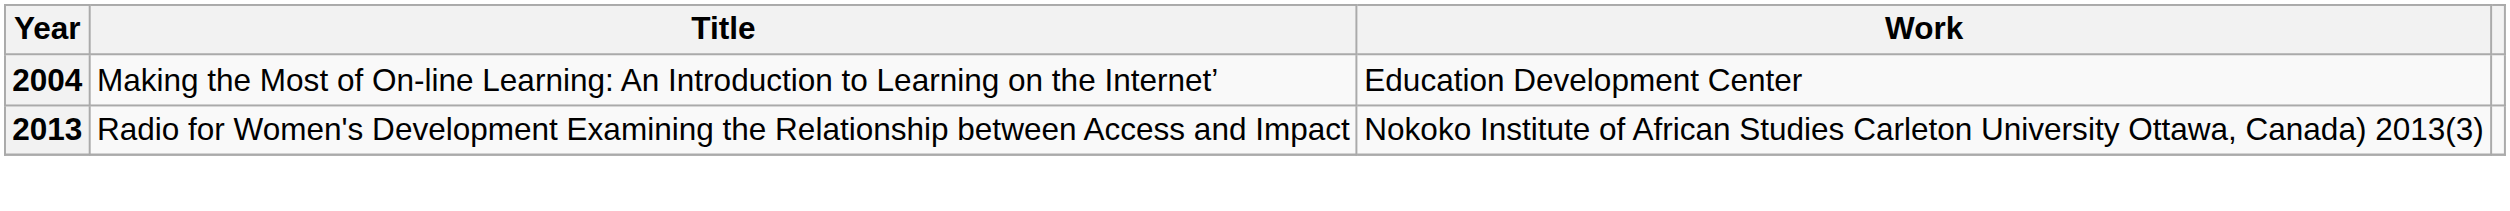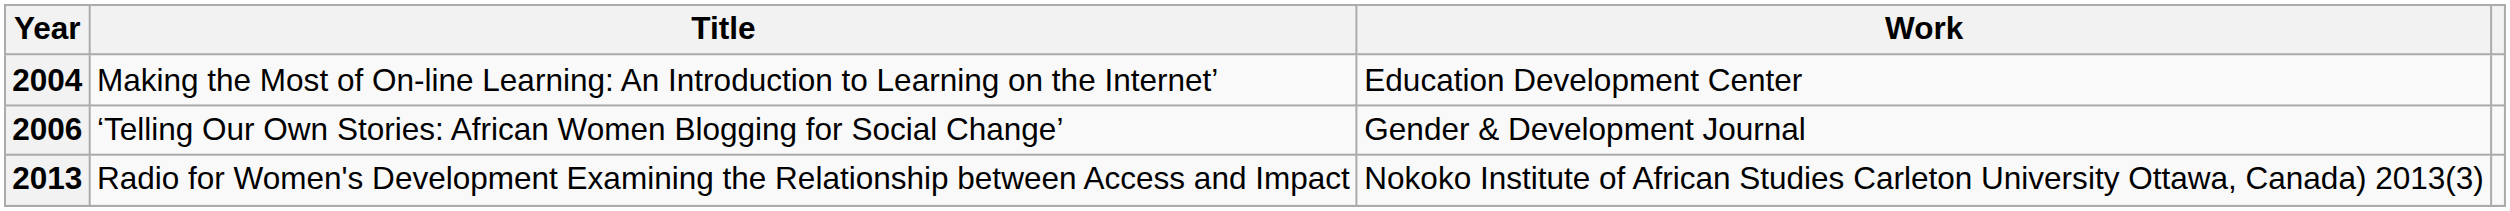+ row: (47, 129)
